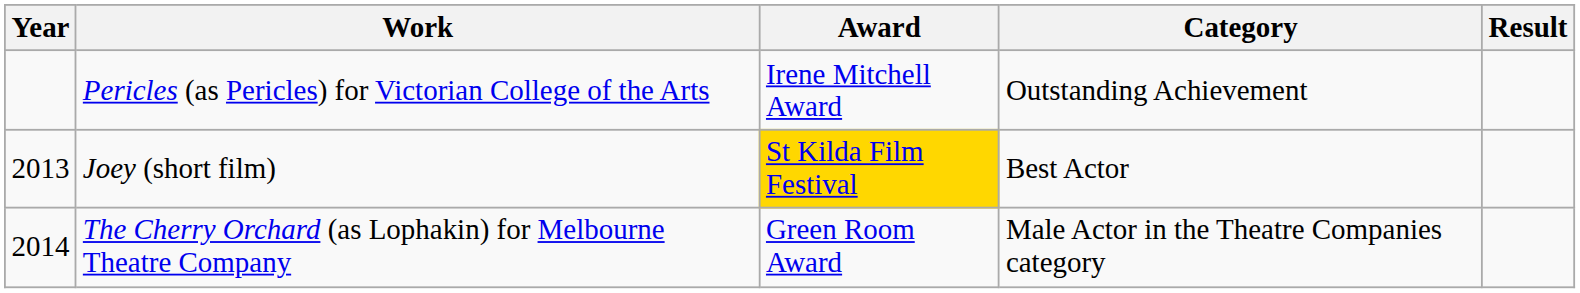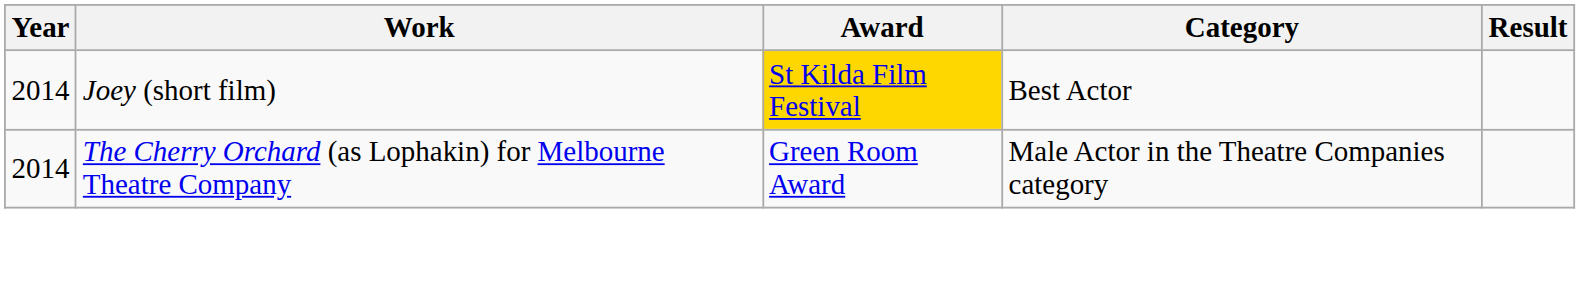- row: (396, 89)
(41, 168) 2013 -> (41, 89) 2014
